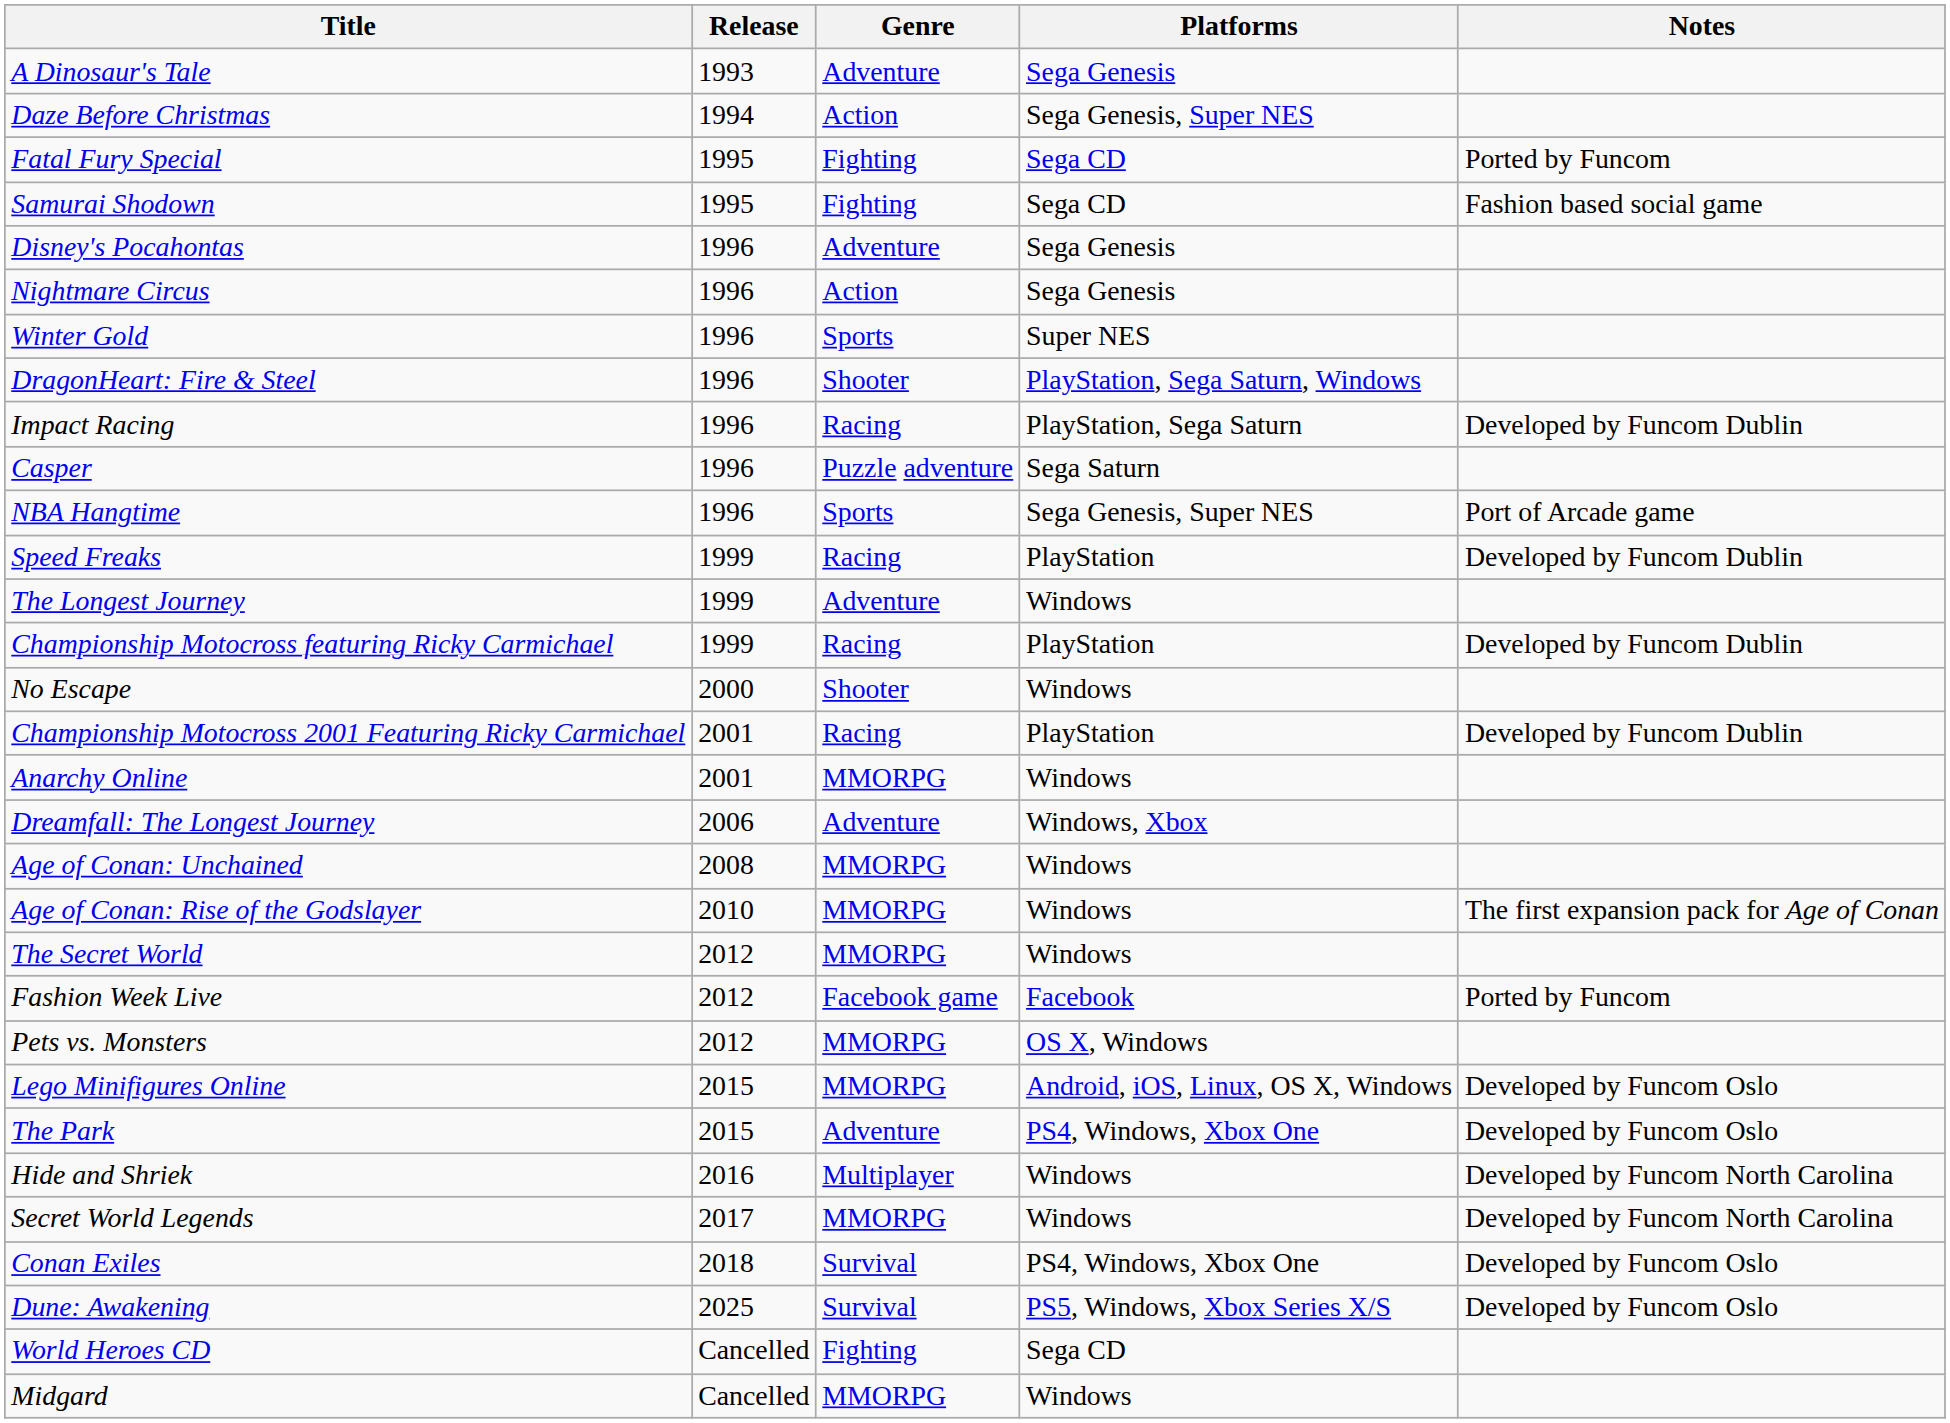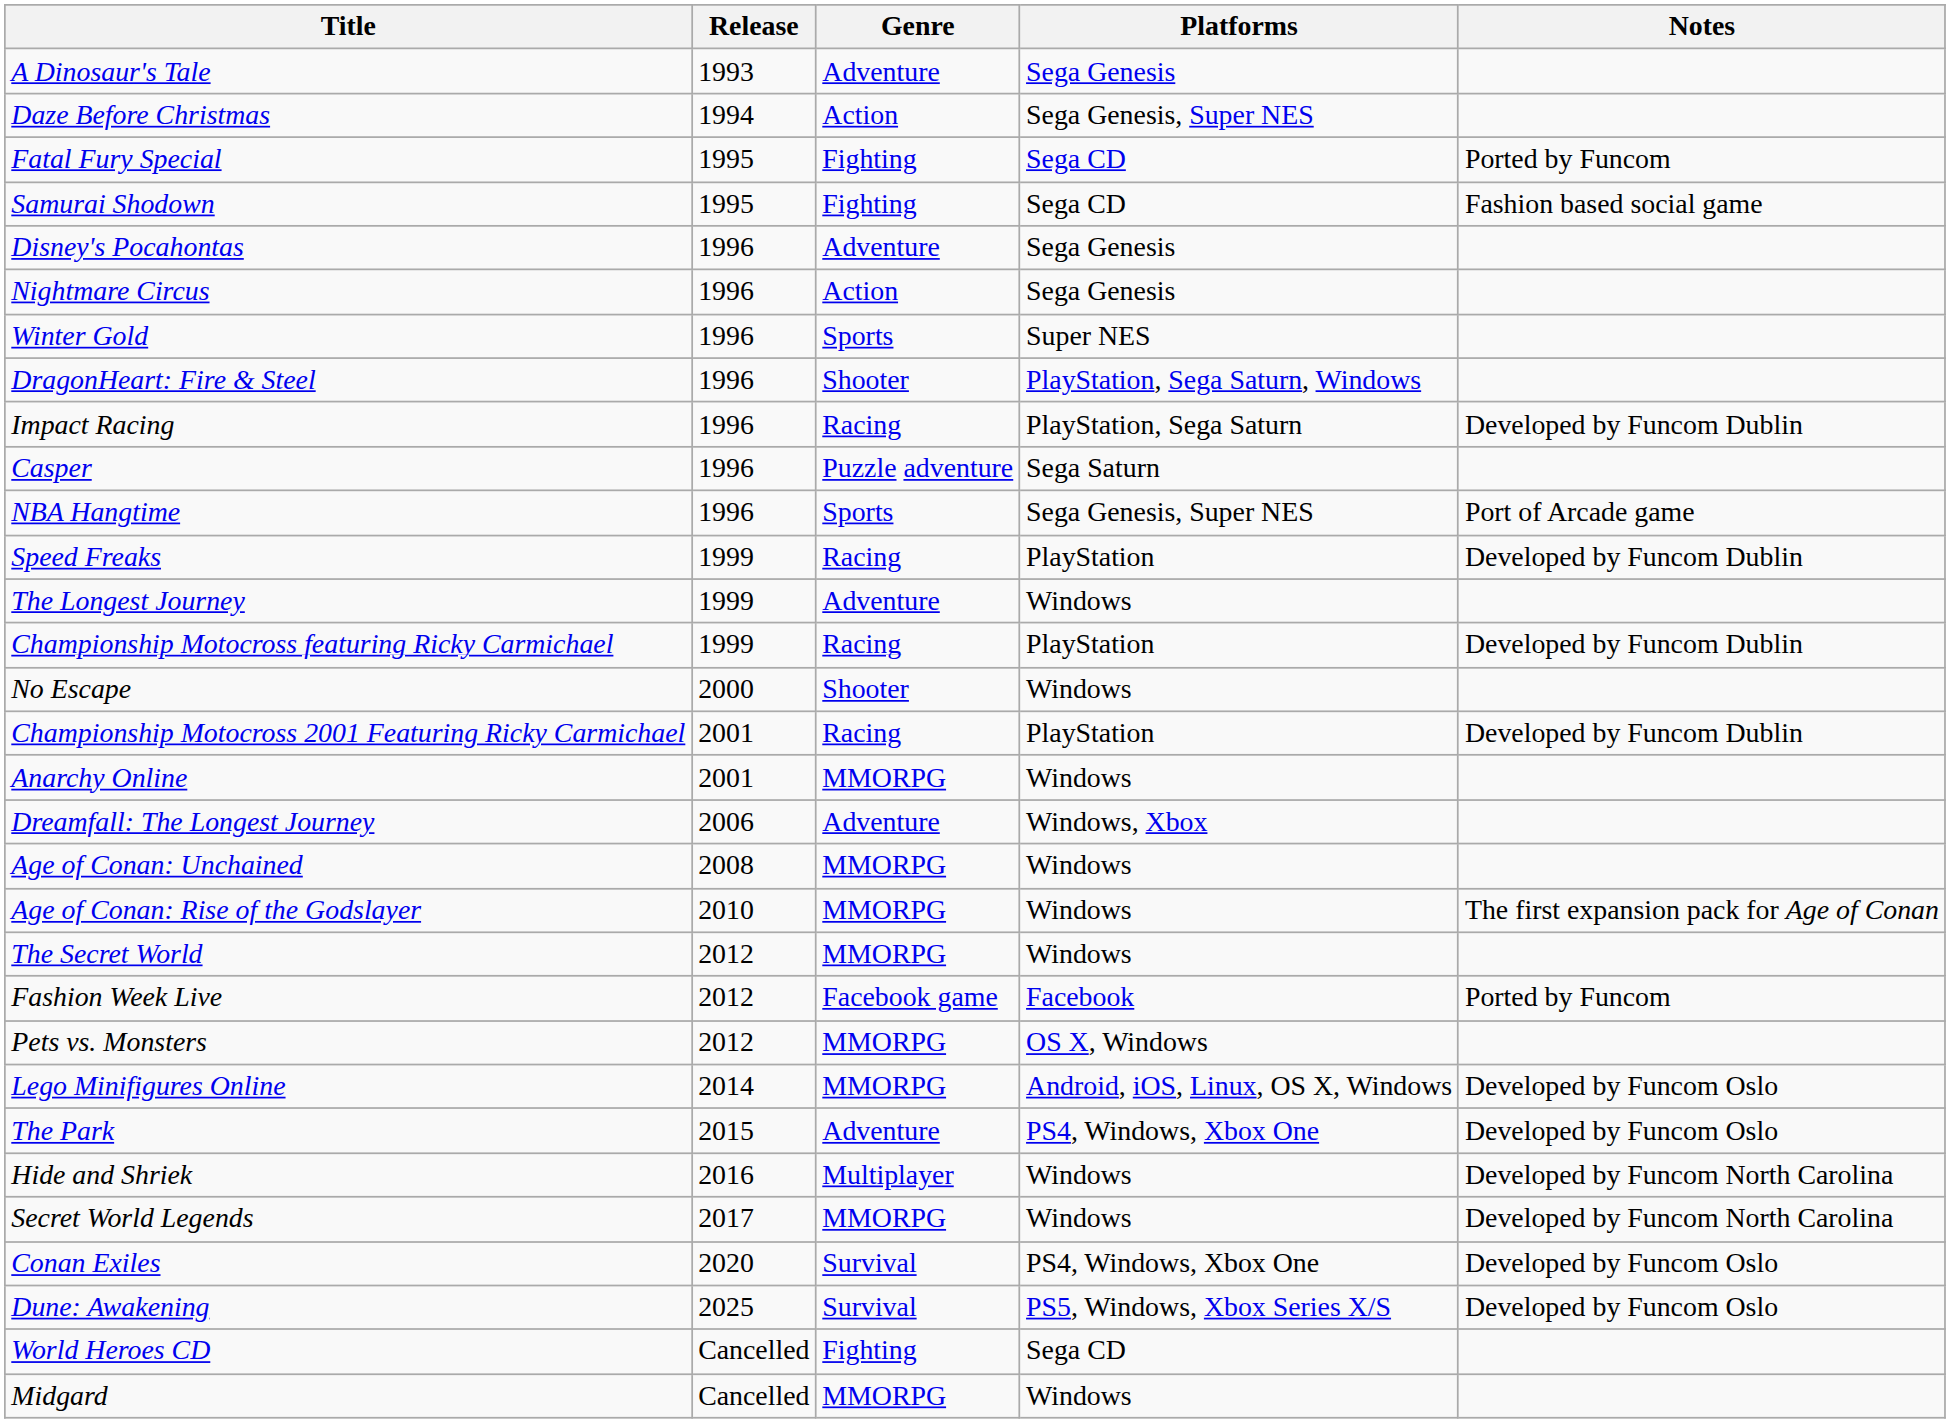(726, 1086) 2015 -> (726, 1086) 2014
(726, 1262) 2018 -> (726, 1262) 2020
